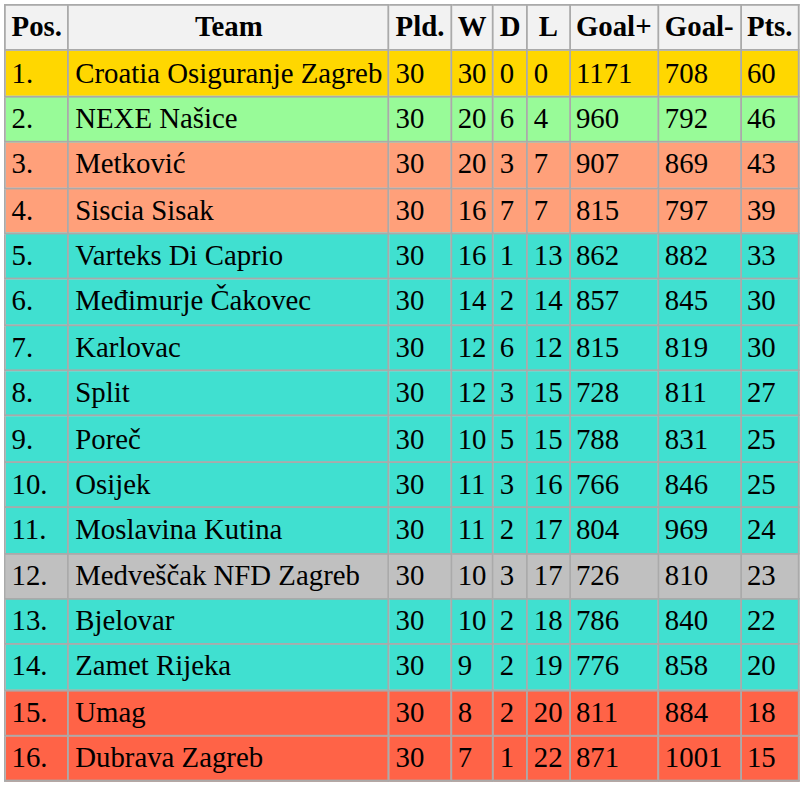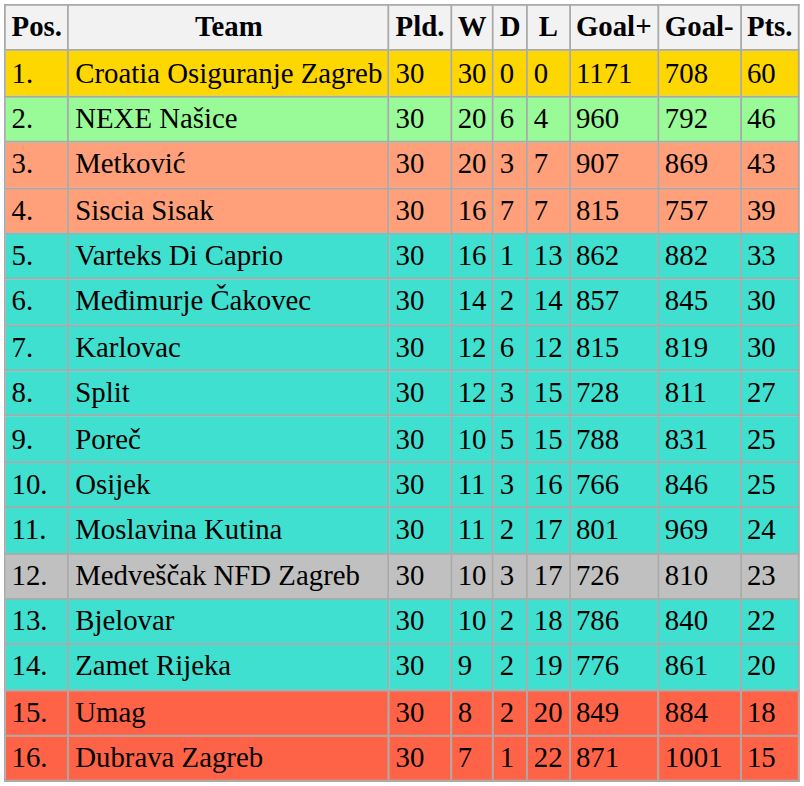(686, 210) 797 -> (686, 210) 757
(598, 529) 804 -> (598, 529) 801
(686, 666) 858 -> (686, 666) 861
(597, 712) 811 -> (598, 712) 849
